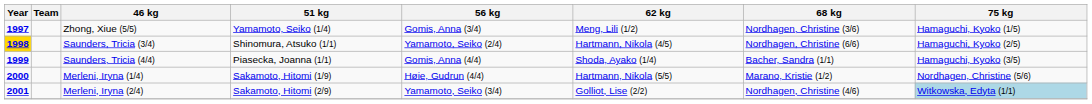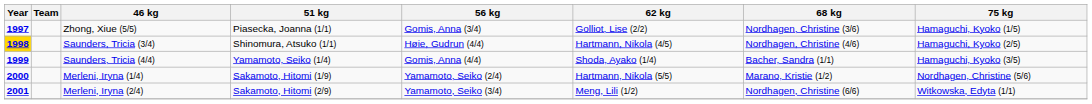(282, 28) Yamamoto, Seiko (1/4) -> (282, 28) Piasecka, Joanna (1/1)
(607, 28) Meng, Lili (1/2) -> (611, 28) Golliot, Lise (2/2)
(453, 44) Yamamoto, Seiko (2/4) -> (444, 44) Høie, Gudrun (4/4)
(802, 44) Nordhagen, Christine (6/6) -> (802, 44) Nordhagen, Christine (4/6)
(282, 60) Piasecka, Joanna (1/1) -> (282, 60) Yamamoto, Seiko (1/4)
(444, 75) Høie, Gudrun (4/4) -> (453, 75) Yamamoto, Seiko (2/4)
(611, 91) Golliot, Lise (2/2) -> (607, 91) Meng, Lili (1/2)
(802, 91) Nordhagen, Christine (4/6) -> (802, 91) Nordhagen, Christine (6/6)
(966, 91) lightblue background -> (966, 91) no background
